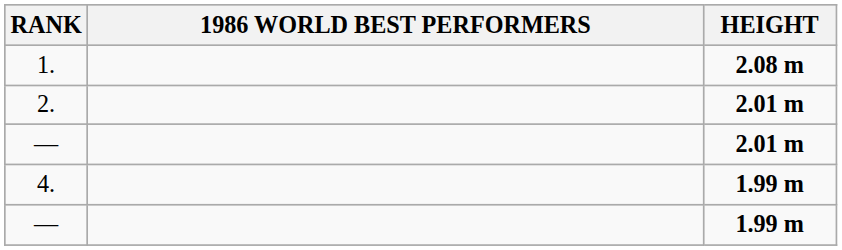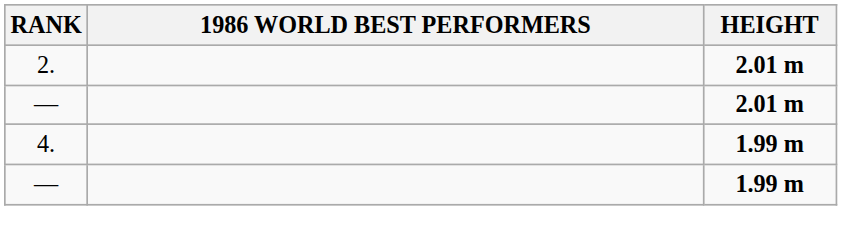- row: (46, 64)
